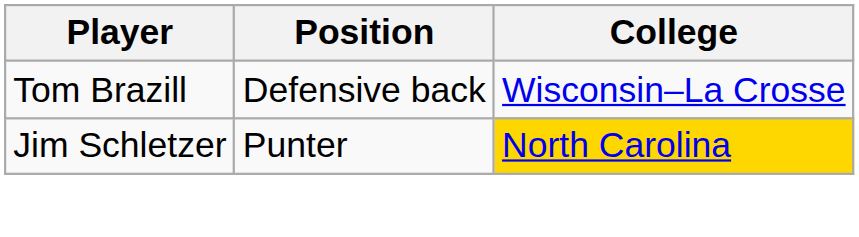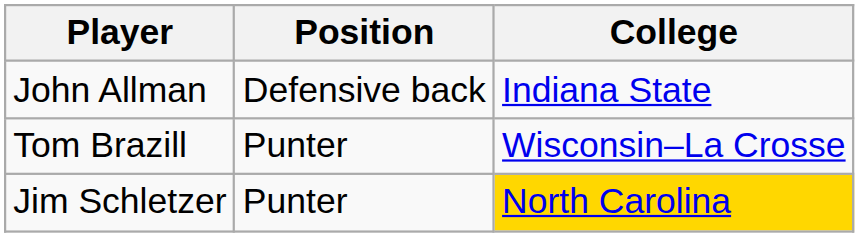+ row: (110, 88)
(364, 88) Defensive back -> (295, 145) Punter
